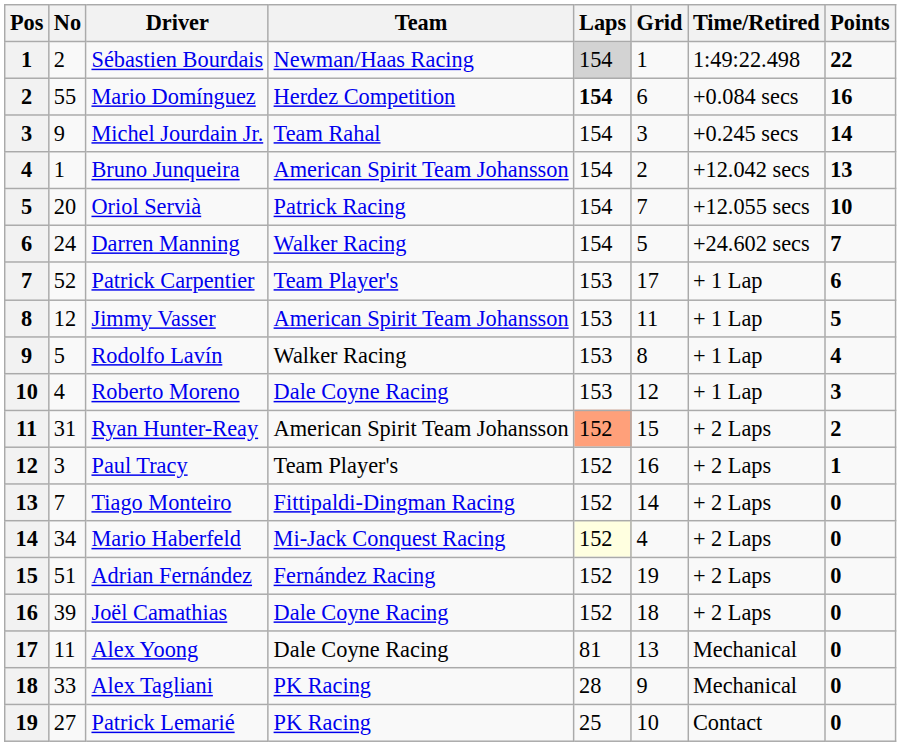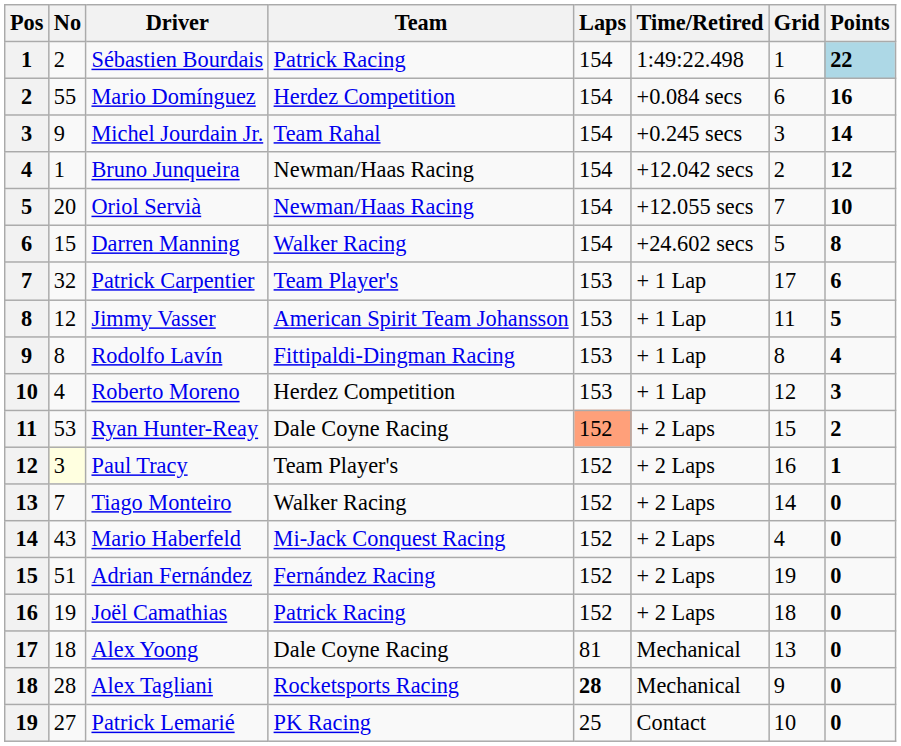columns swapped: (756, 23) <-> (660, 23)
(374, 59) Newman/Haas Racing -> (340, 59) Patrick Racing
(596, 59) lightgrey background -> (596, 59) no background
(841, 59) no background -> (841, 59) lightblue background
(596, 96) bold -> (596, 96) normal
(421, 170) American Spirit Team Johansson -> (374, 170) Newman/Haas Racing
(841, 170) 13 -> (841, 170) 12
(340, 207) Patrick Racing -> (374, 207) Newman/Haas Racing
(65, 244) 24 -> (65, 244) 15
(836, 244) 7 -> (836, 244) 8
(65, 281) 52 -> (65, 281) 32
(59, 354) 5 -> (59, 354) 8
(340, 354) Walker Racing -> (394, 354) Fittipaldi-Dingman Racing
(361, 391) Dale Coyne Racing -> (364, 391) Herdez Competition
(65, 428) 31 -> (65, 428) 53
(421, 428) American Spirit Team Johansson -> (361, 428) Dale Coyne Racing
(59, 465) no background -> (59, 465) lightyellow background
(394, 502) Fittipaldi-Dingman Racing -> (340, 502) Walker Racing
(65, 538) 34 -> (65, 538) 43
(596, 538) lightyellow background -> (596, 538) no background
(65, 612) 39 -> (65, 612) 19
(361, 612) Dale Coyne Racing -> (340, 612) Patrick Racing
(65, 649) 11 -> (65, 649) 18
(65, 686) 33 -> (65, 686) 28
(322, 686) PK Racing -> (366, 686) Rocketsports Racing
(590, 686) normal -> (590, 686) bold
